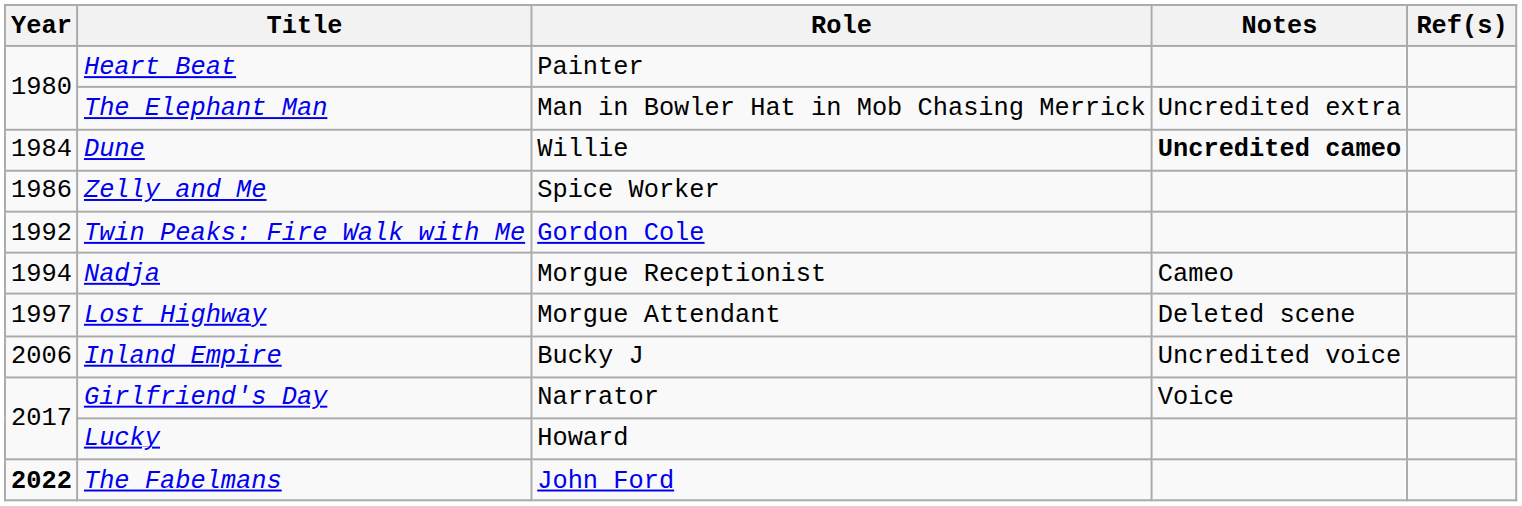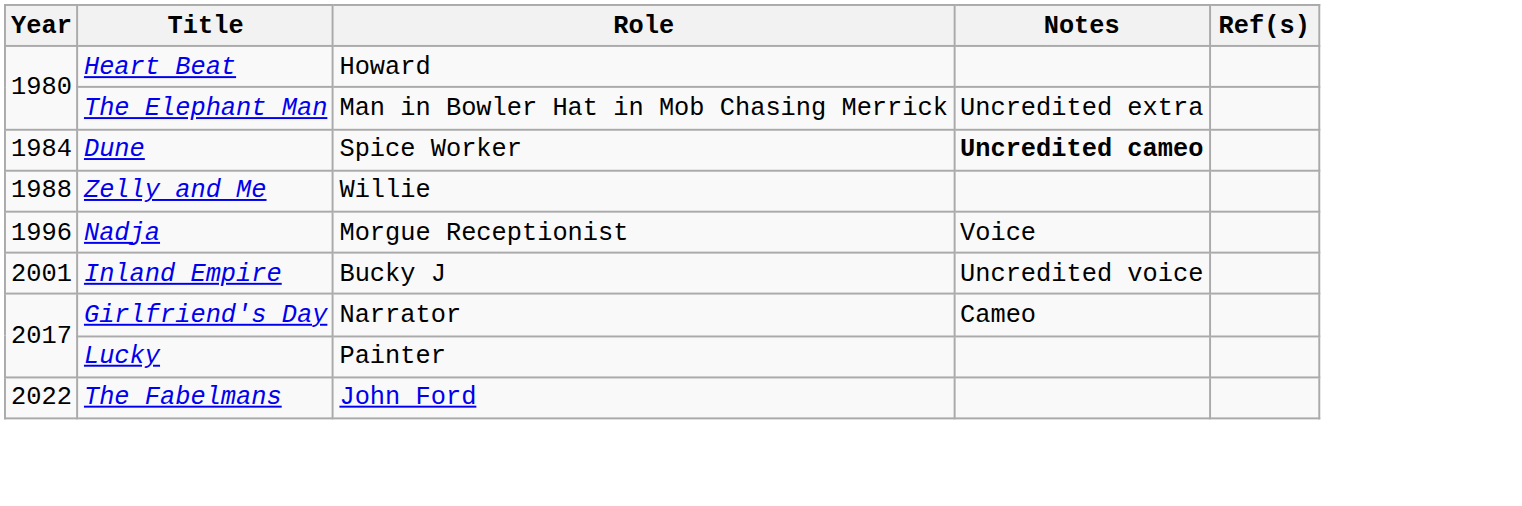(590, 67) Painter -> (385, 67) Howard
(583, 150) Willie -> (431, 150) Spice Worker
(41, 191) 1986 -> (41, 191) 1988
(628, 191) Spice Worker -> (385, 191) Willie
- row: (305, 232)
(41, 274) 1994 -> (41, 232) 1996
(1196, 274) Cameo -> (998, 232) Voice
- row: (175, 315)
(41, 356) 2006 -> (41, 274) 2001
(1196, 397) Voice -> (998, 315) Cameo
(583, 439) Howard -> (393, 356) Painter
(41, 480) bold -> (41, 397) normal
